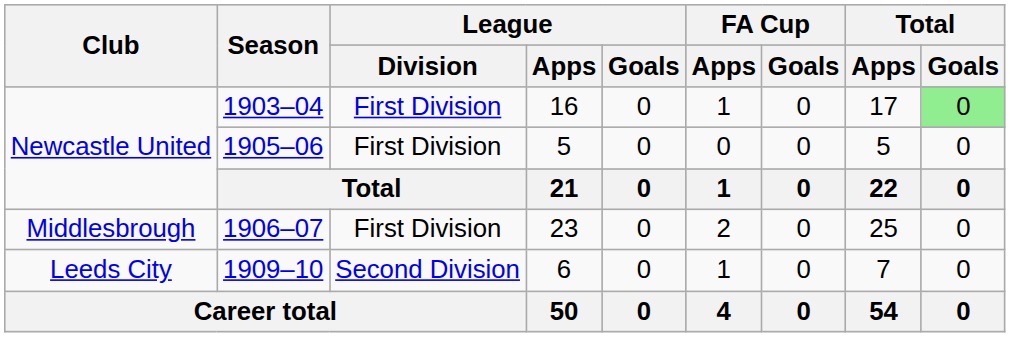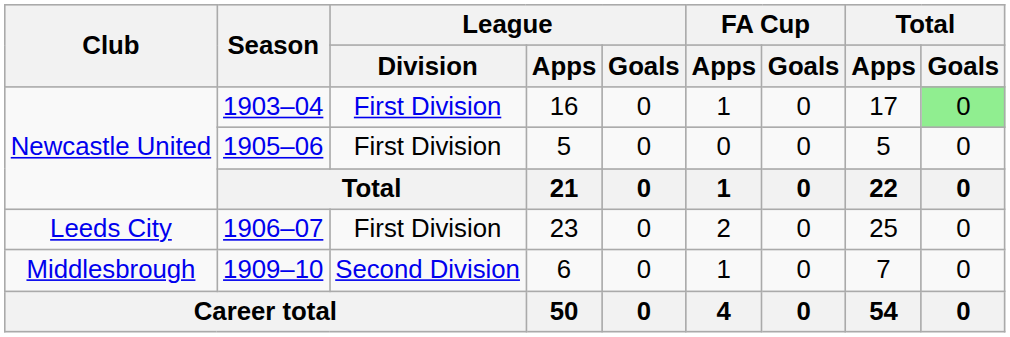(111, 229) Middlesbrough -> (111, 229) Leeds City
(111, 270) Leeds City -> (111, 270) Middlesbrough
